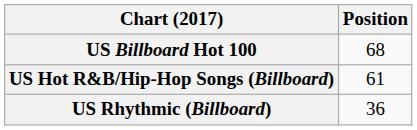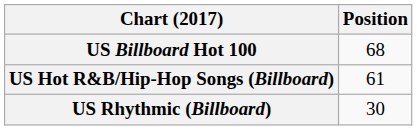(375, 109) 36 -> (375, 109) 30
